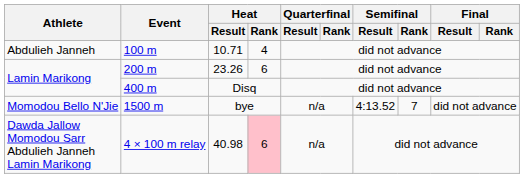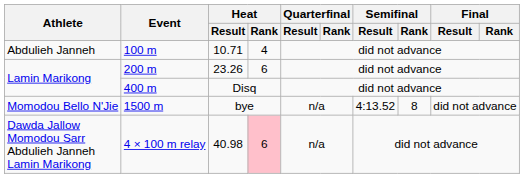(414, 106) 7 -> (414, 106) 8
